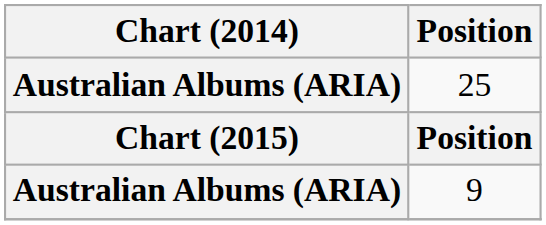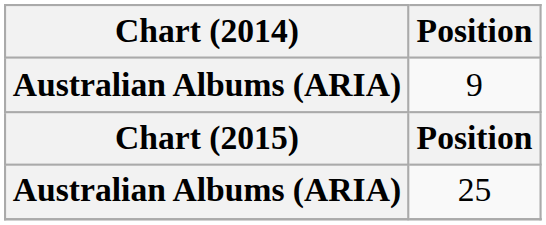rows swapped: (474, 191) <-> (474, 84)
